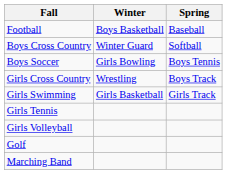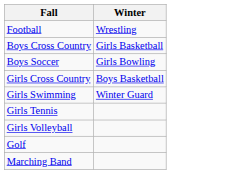- column: (194, 12)
(130, 29) Boys Basketball -> (116, 29) Wrestling
(124, 45) Winter Guard -> (130, 45) Girls Basketball
(116, 78) Wrestling -> (130, 78) Boys Basketball
(130, 95) Girls Basketball -> (124, 95) Winter Guard
